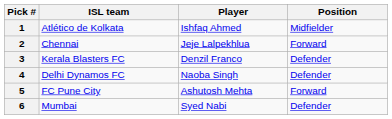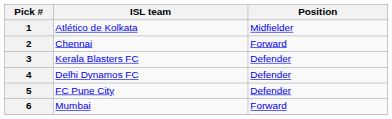- column: (233, 12)
(308, 91) Forward -> (271, 91) Defender
(311, 106) Defender -> (269, 106) Forward
